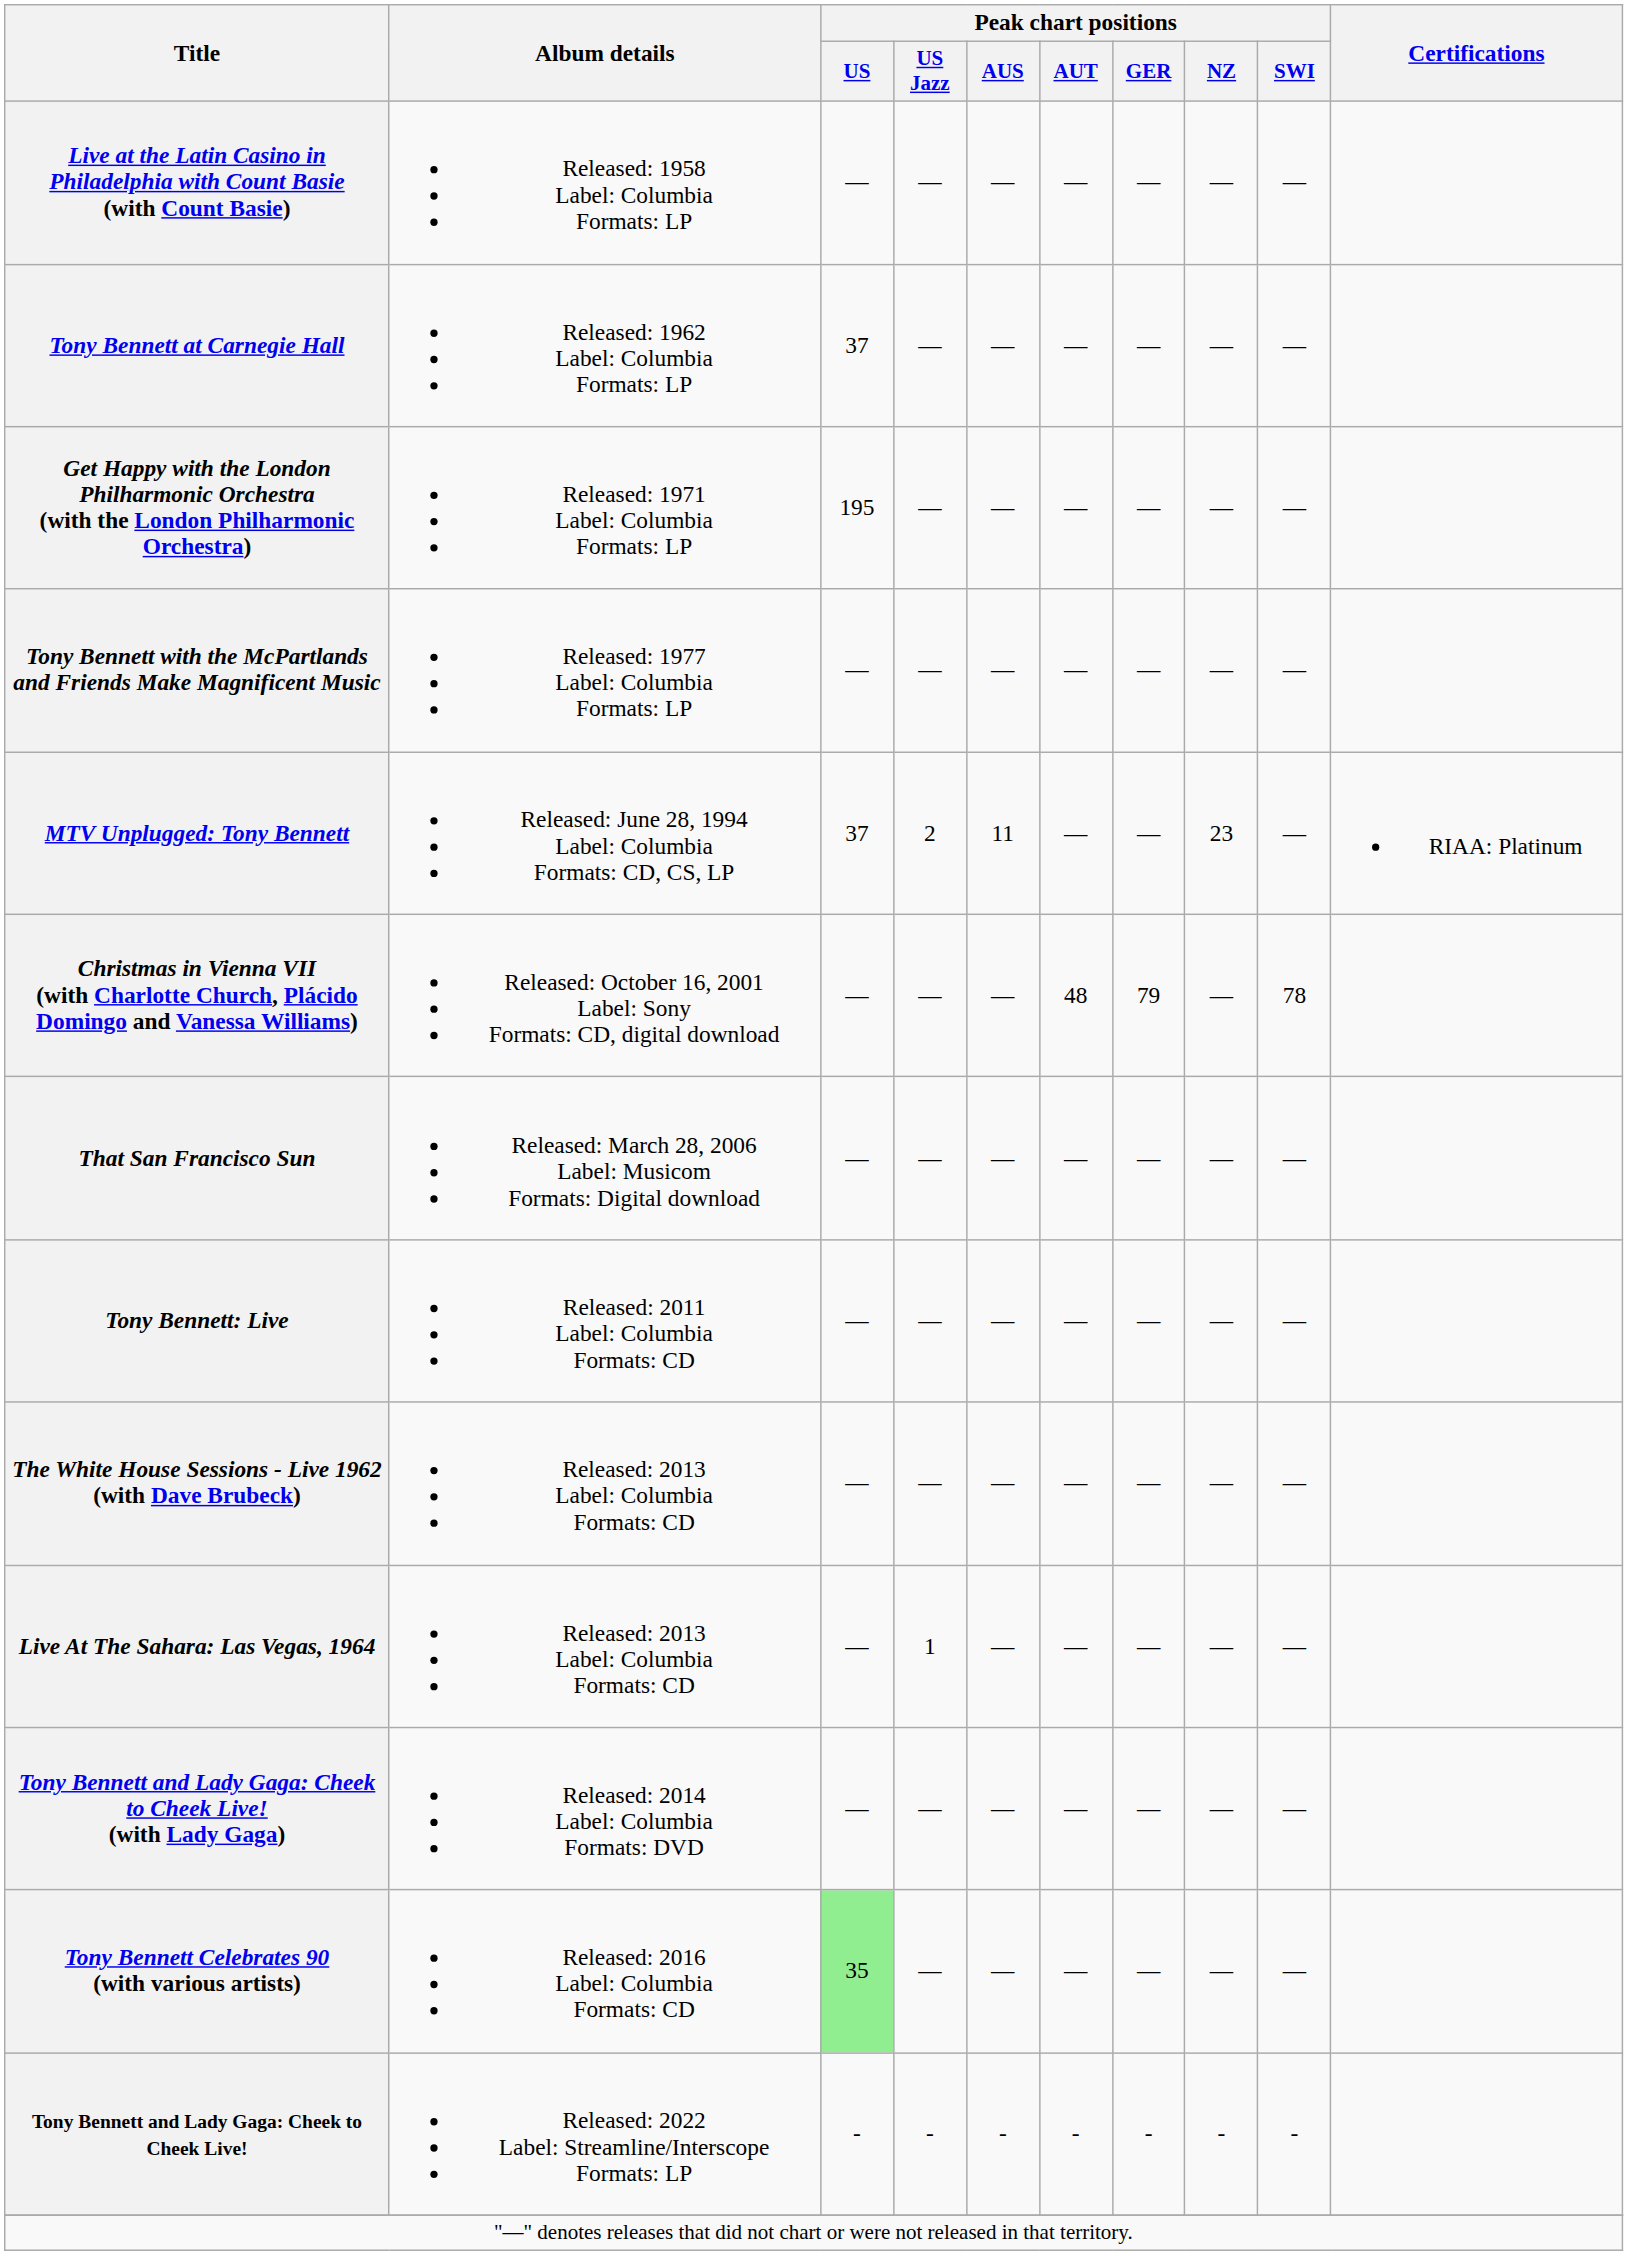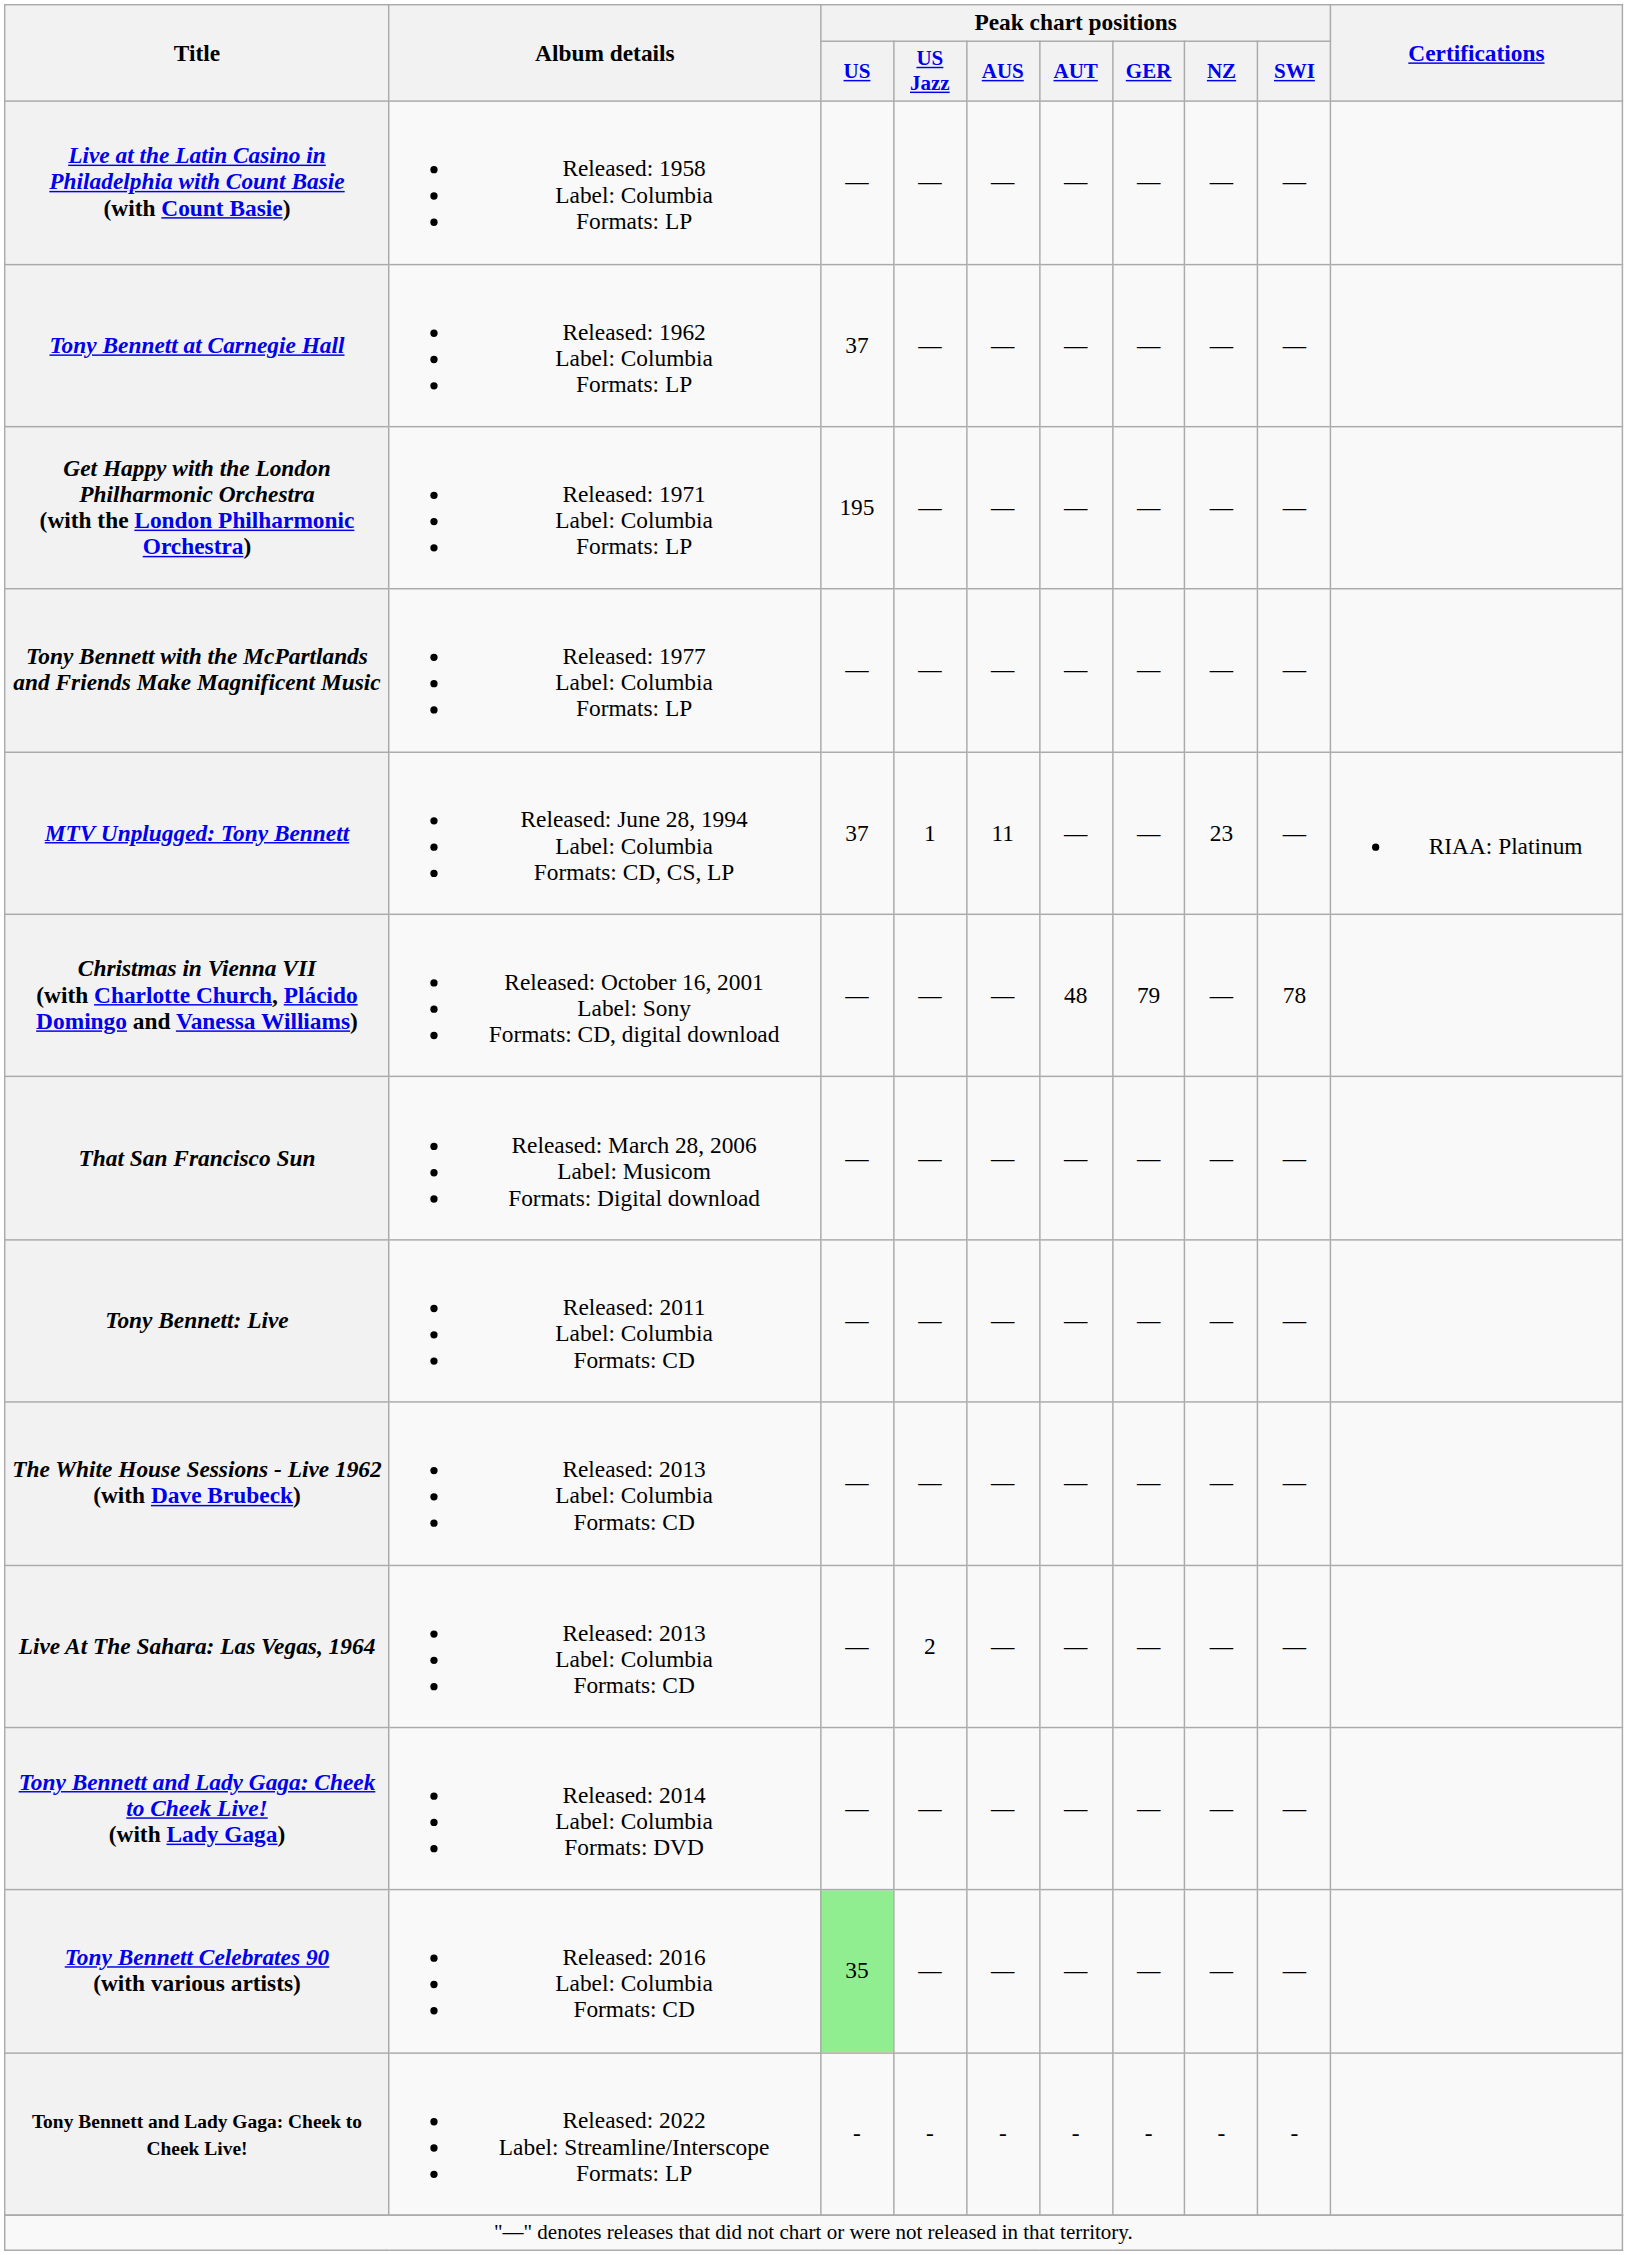(930, 832) 2 -> (930, 832) 1
(930, 1645) 1 -> (930, 1645) 2
